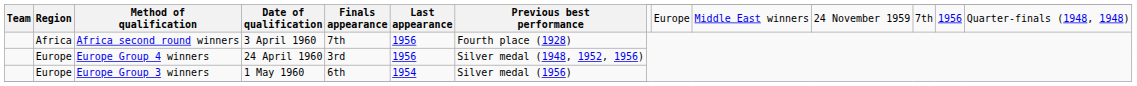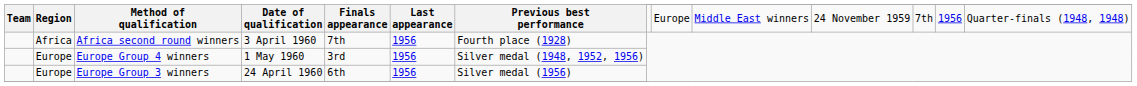(283, 57) 24 April 1960 -> (274, 57) 1 May 1960
(274, 73) 1 May 1960 -> (283, 73) 24 April 1960
(404, 73) 1954 -> (404, 73) 1956
